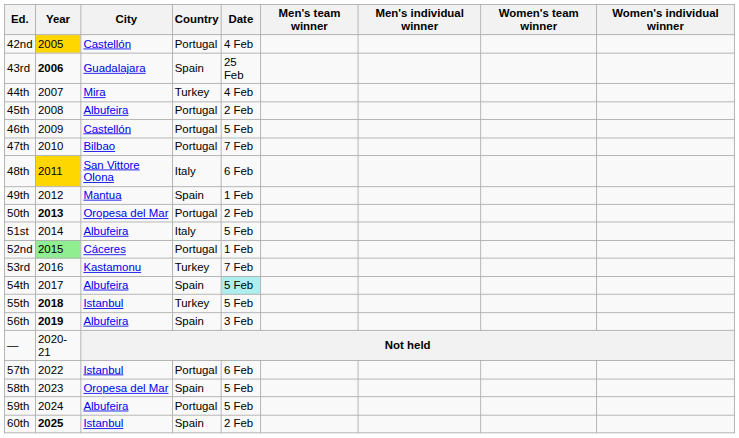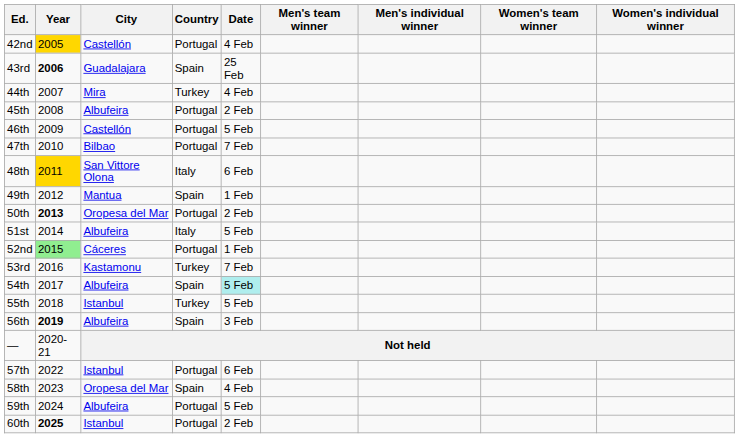(51, 303) bold -> (51, 303) normal
(238, 388) 5 Feb -> (238, 388) 4 Feb
(189, 424) Spain -> (196, 424) Portugal
